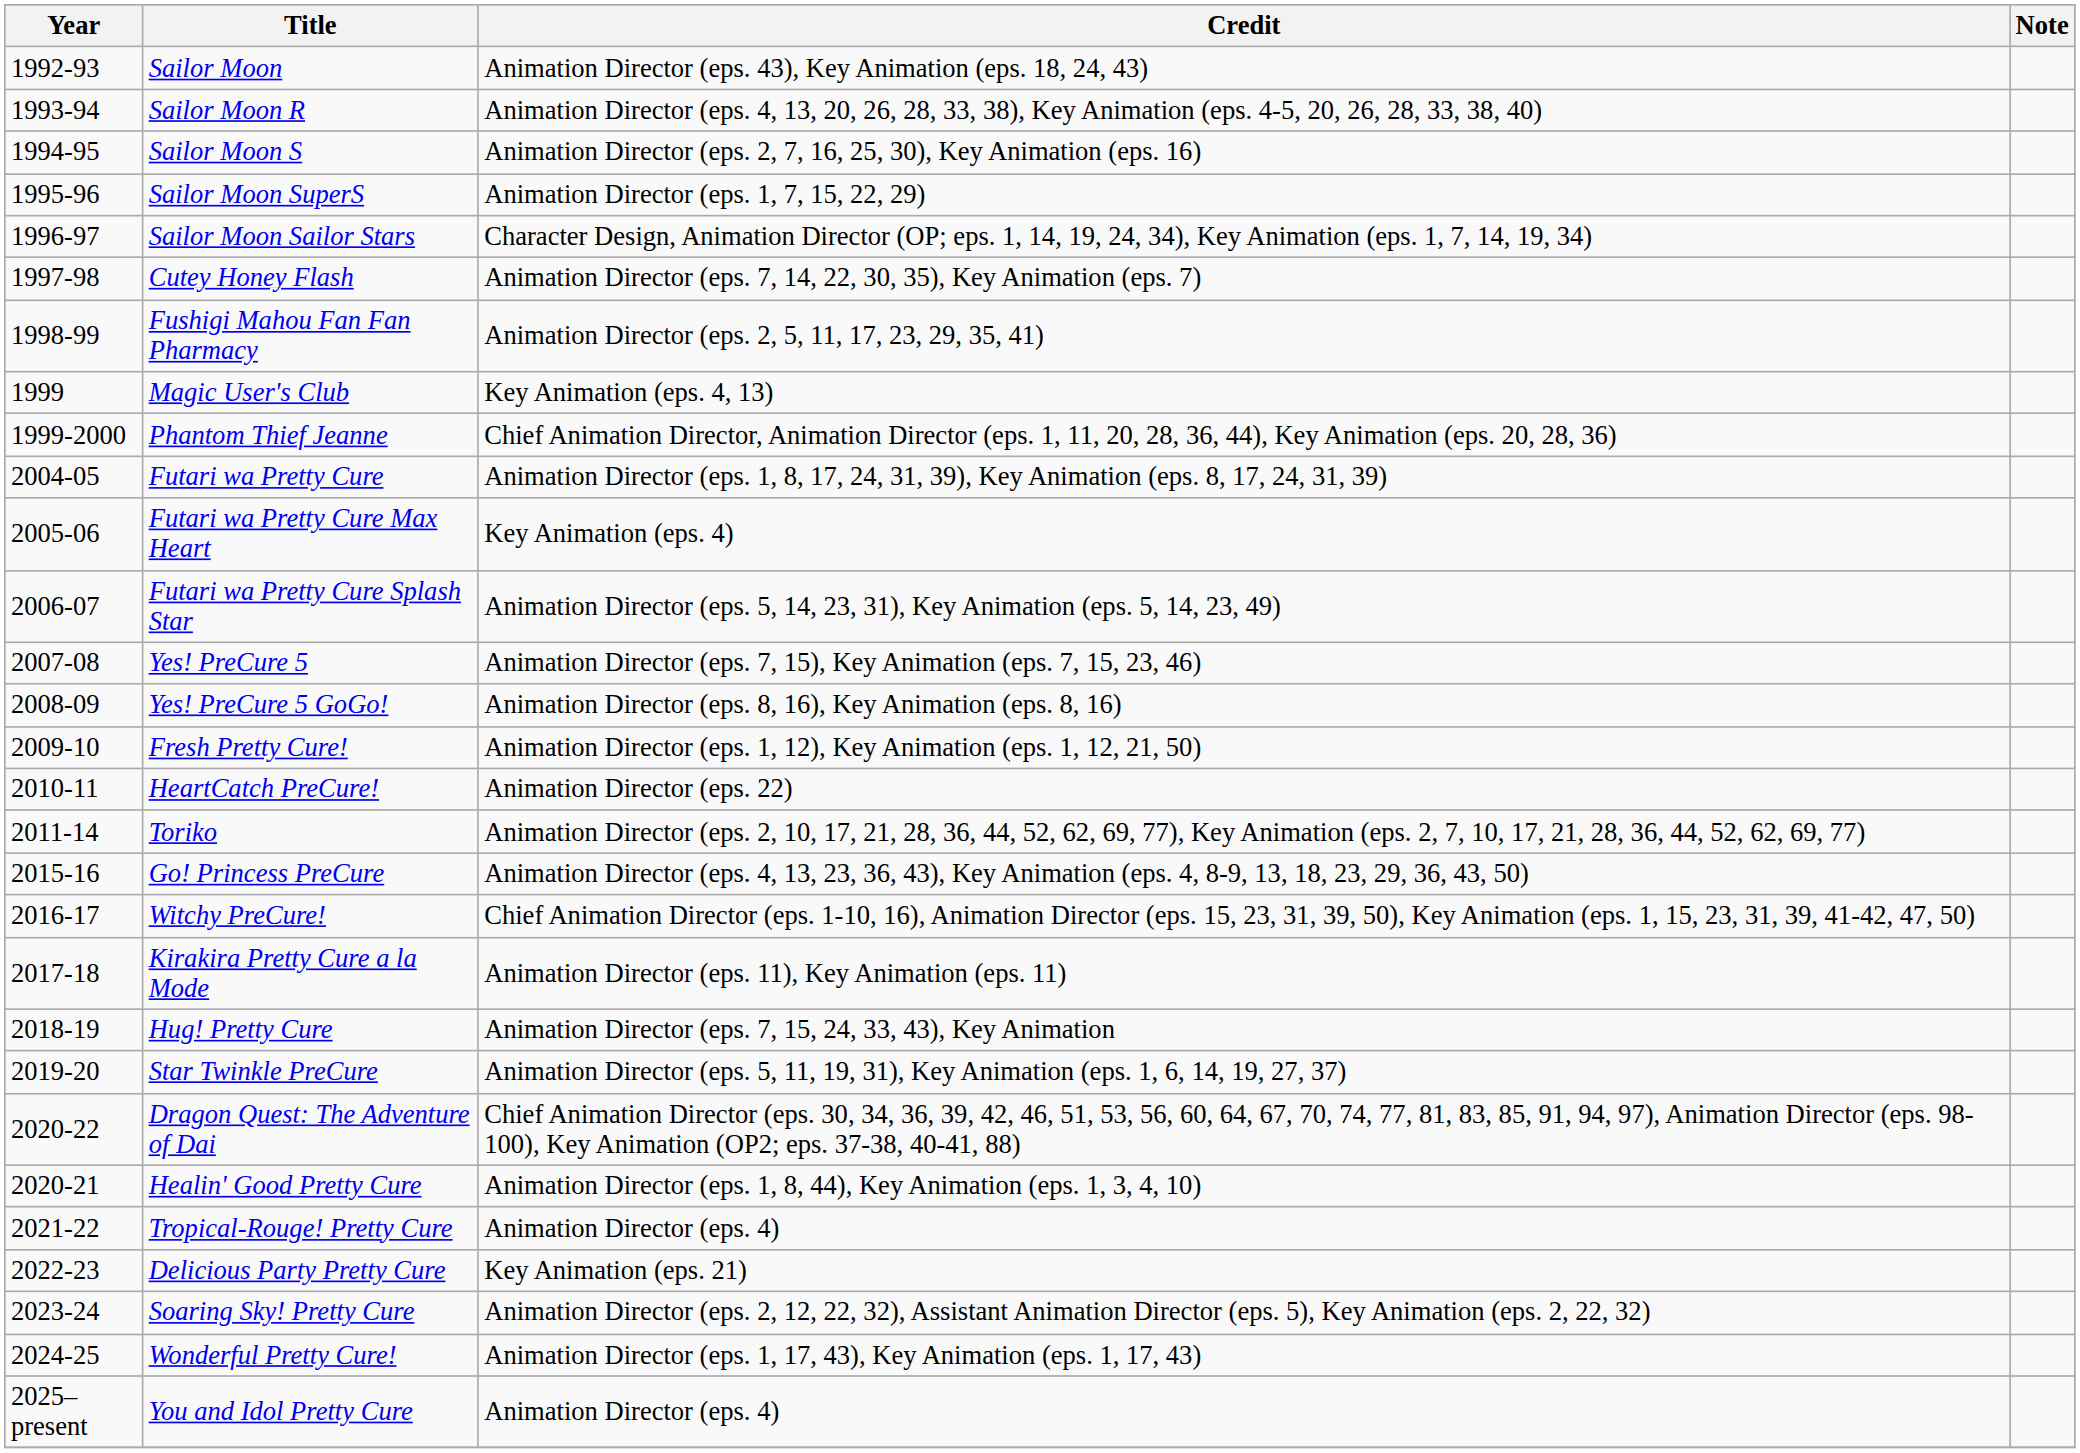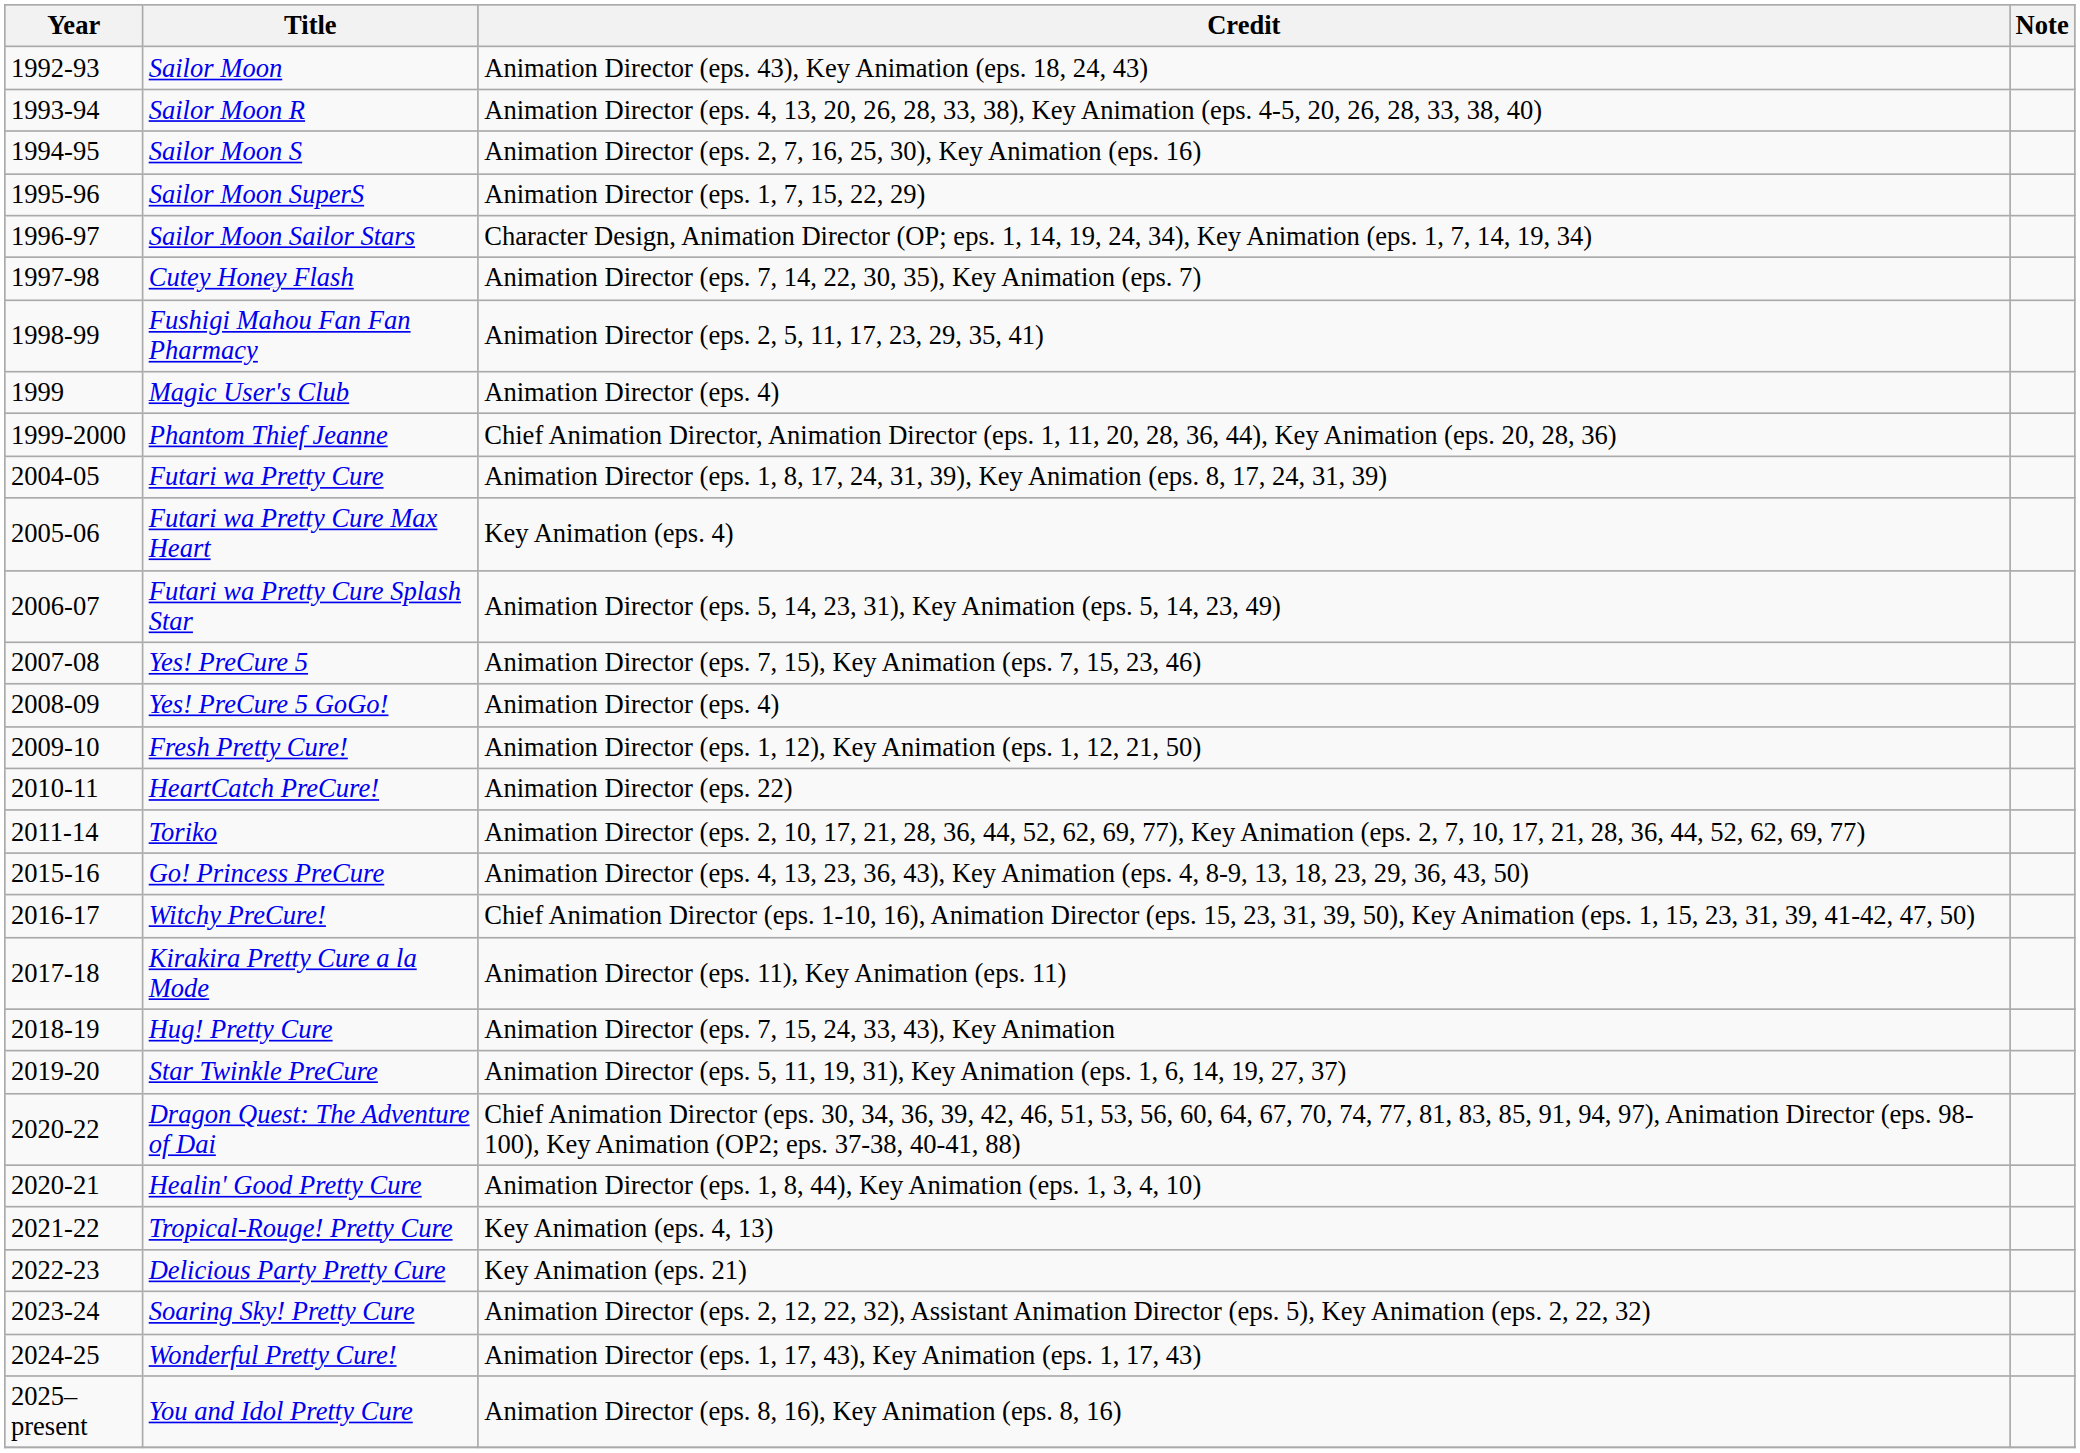(629, 392) Key Animation (eps. 4, 13) -> (632, 392) Animation Director (eps. 4)
(803, 704) Animation Director (eps. 8, 16), Key Animation (eps. 8, 16) -> (632, 704) Animation Director (eps. 4)
(632, 1228) Animation Director (eps. 4) -> (629, 1228) Key Animation (eps. 4, 13)
(632, 1411) Animation Director (eps. 4) -> (803, 1411) Animation Director (eps. 8, 16), Key Animation (eps. 8, 16)
